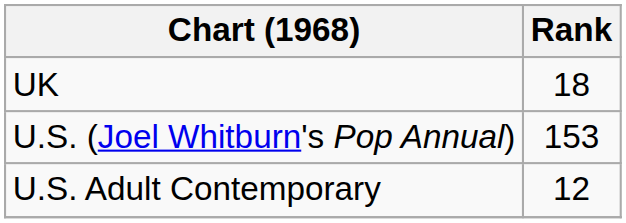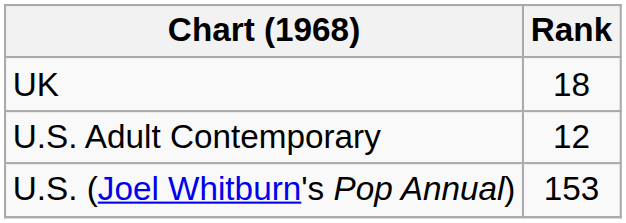rows swapped: (197, 189) <-> (264, 136)
